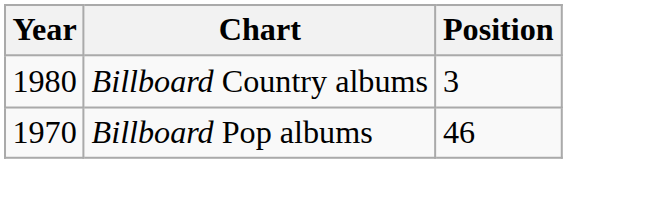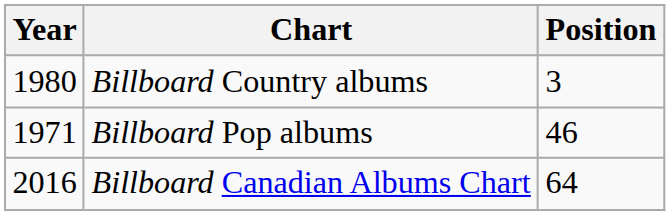(45, 132) 1970 -> (45, 132) 1971
+ row: (311, 183)
